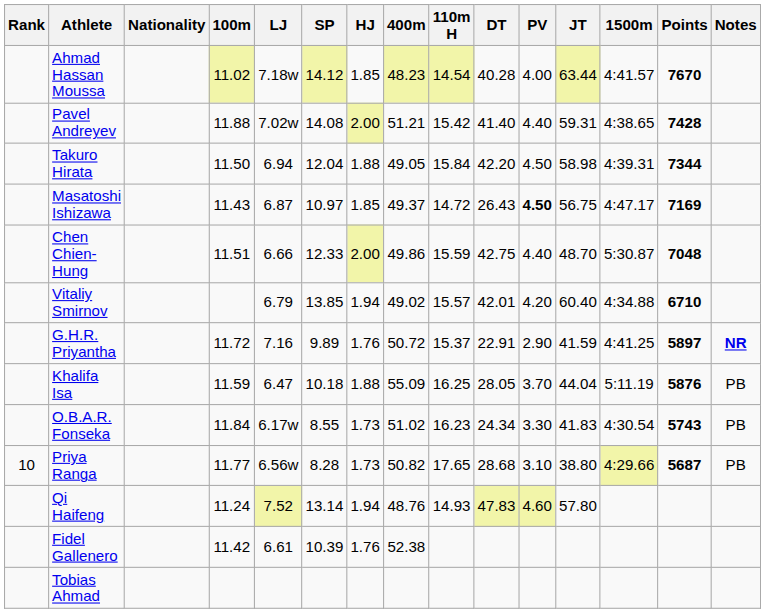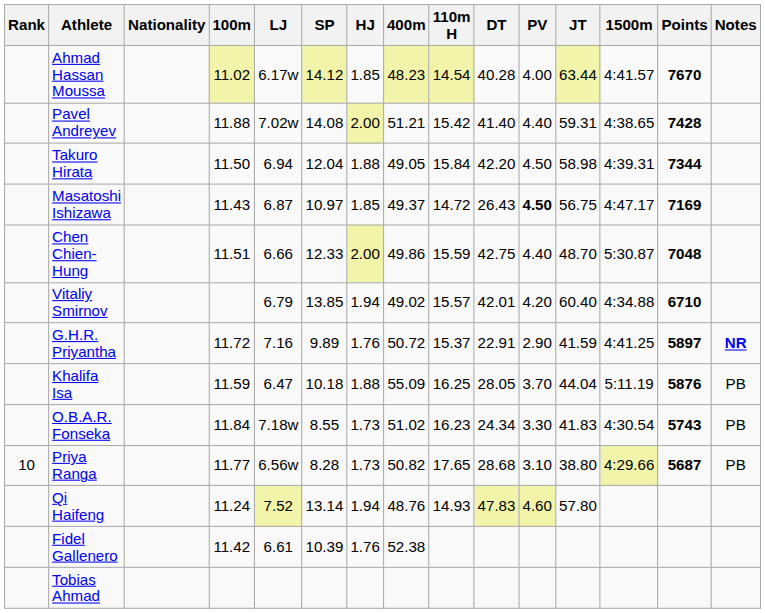(278, 74) 7.18w -> (278, 74) 6.17w
(278, 425) 6.17w -> (278, 425) 7.18w
